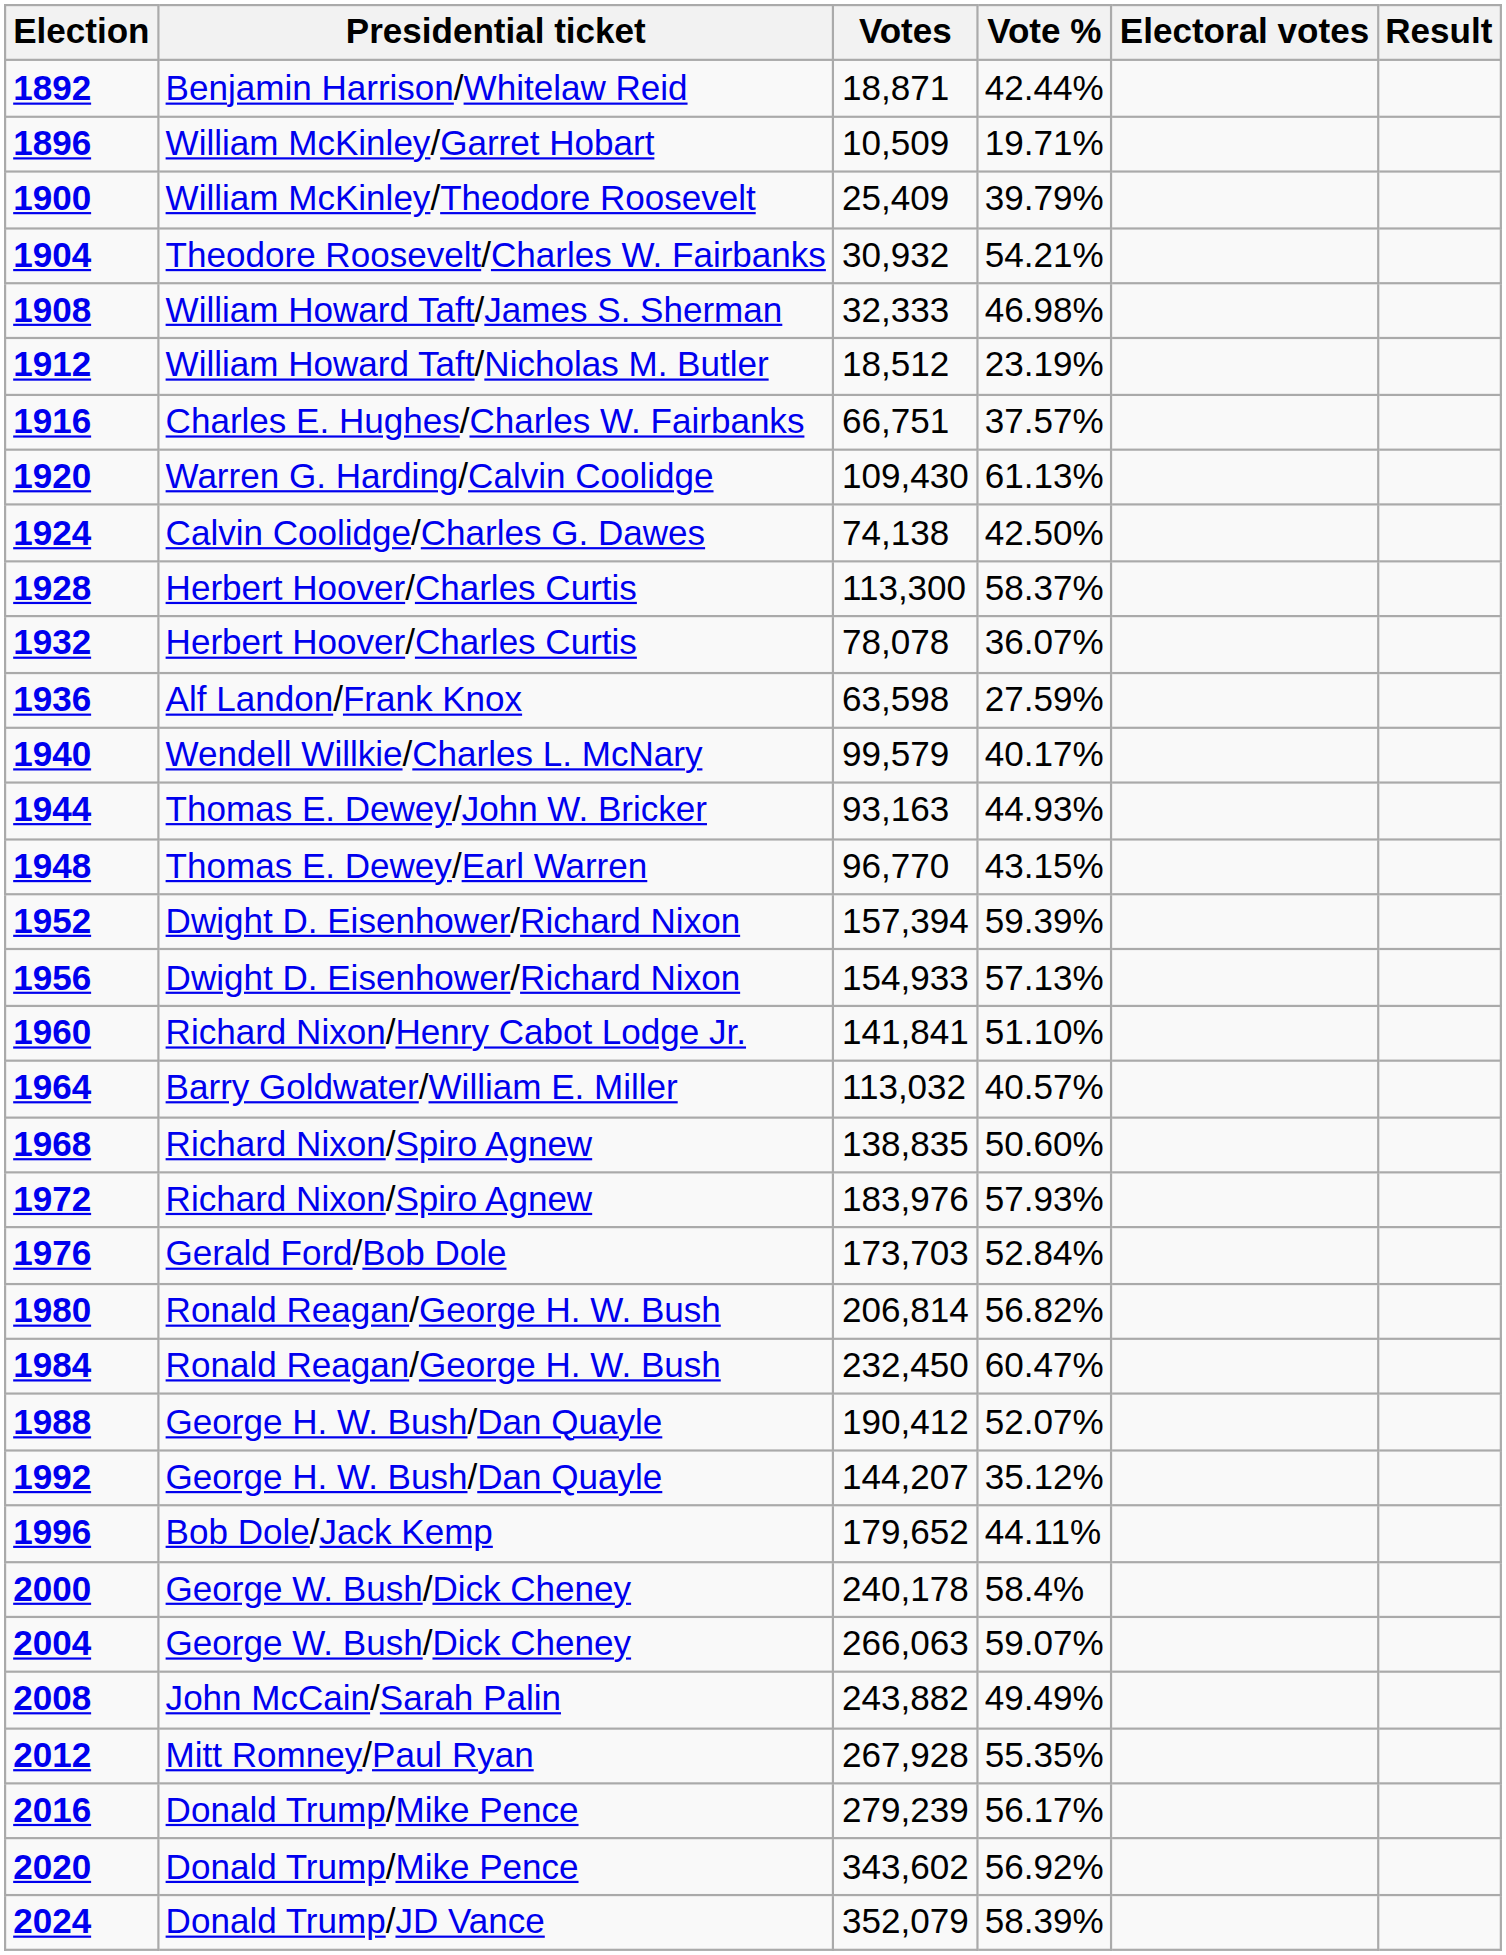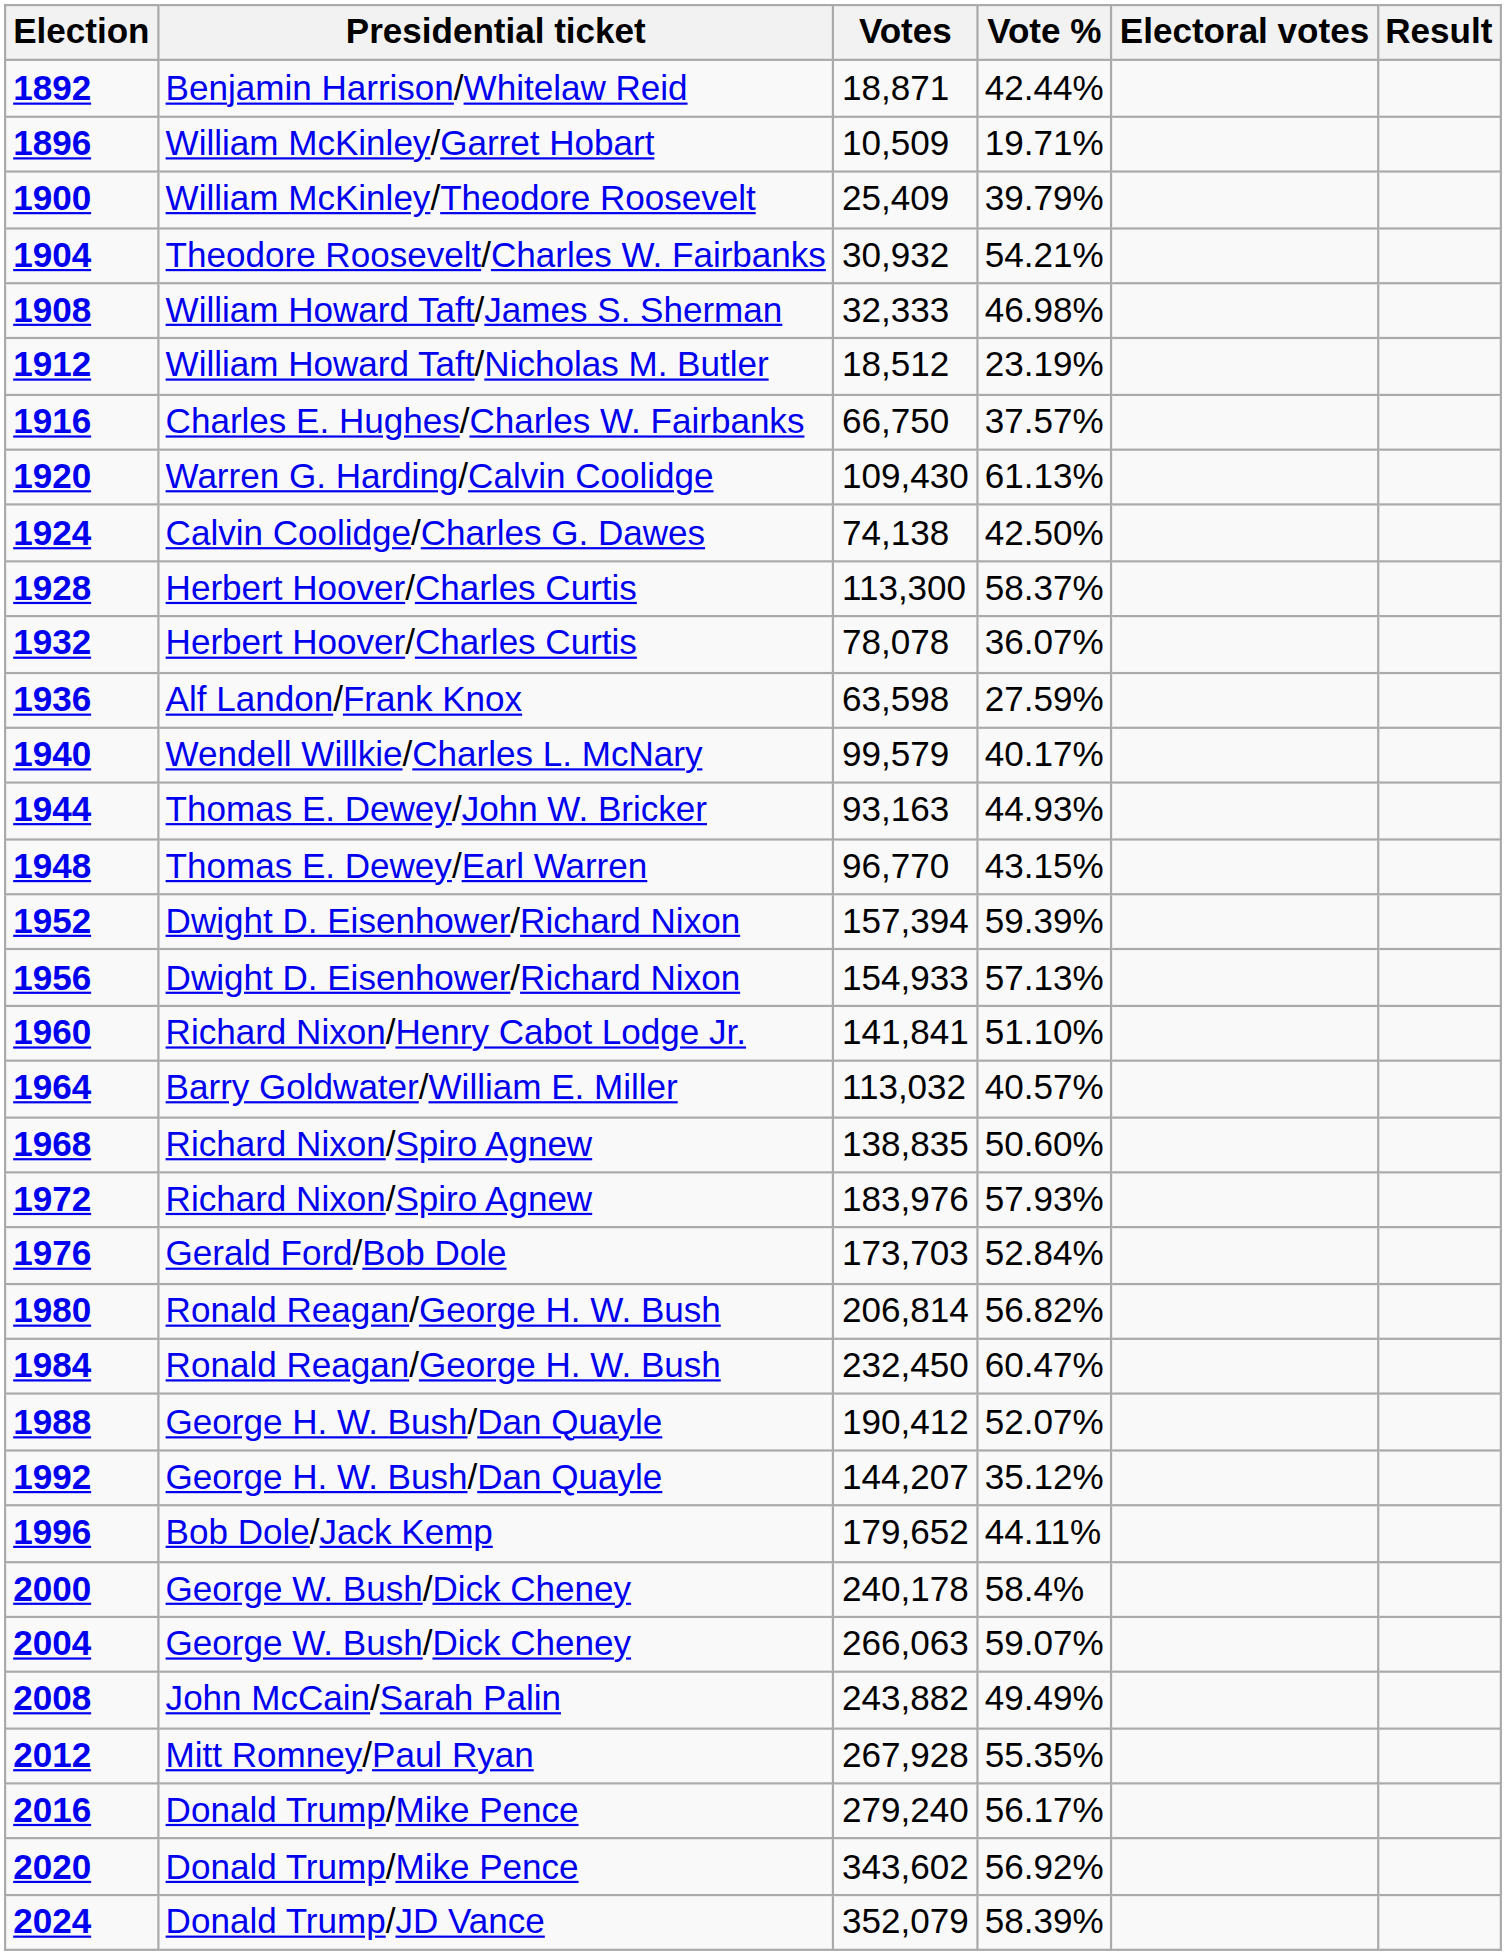(896, 421) 66,751 -> (896, 421) 66,750
(905, 1810) 279,239 -> (905, 1810) 279,240
